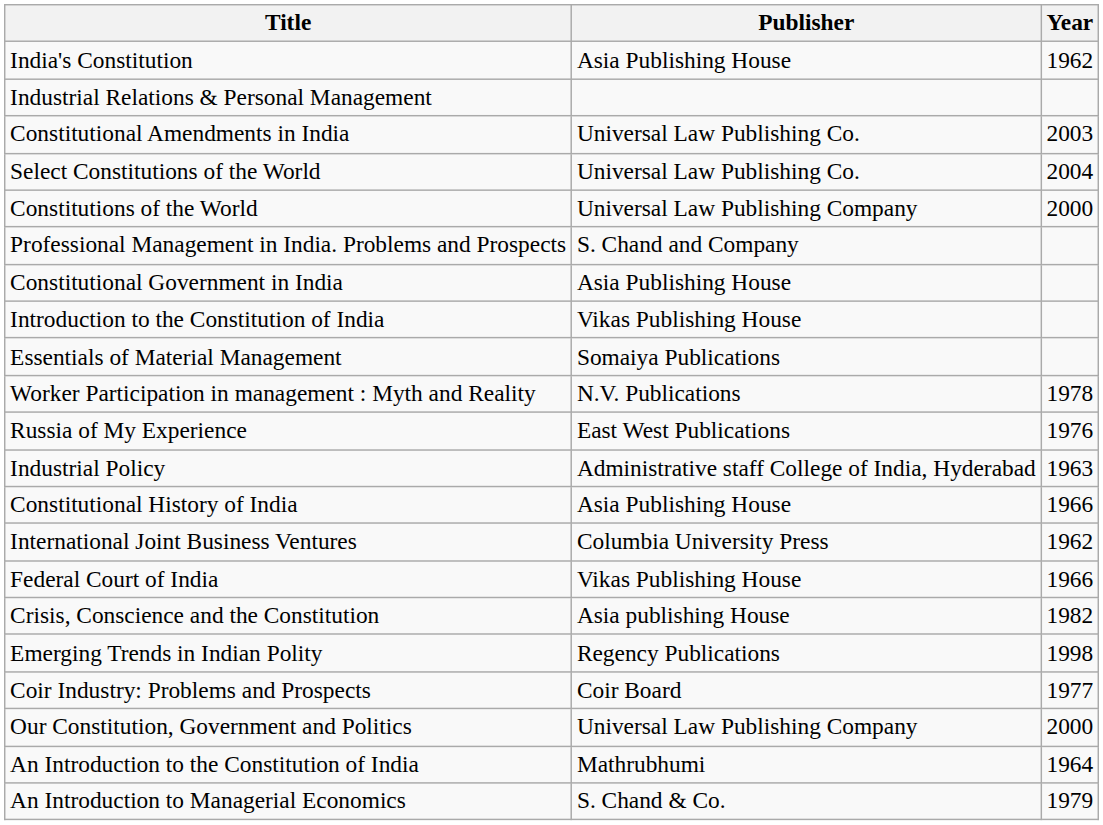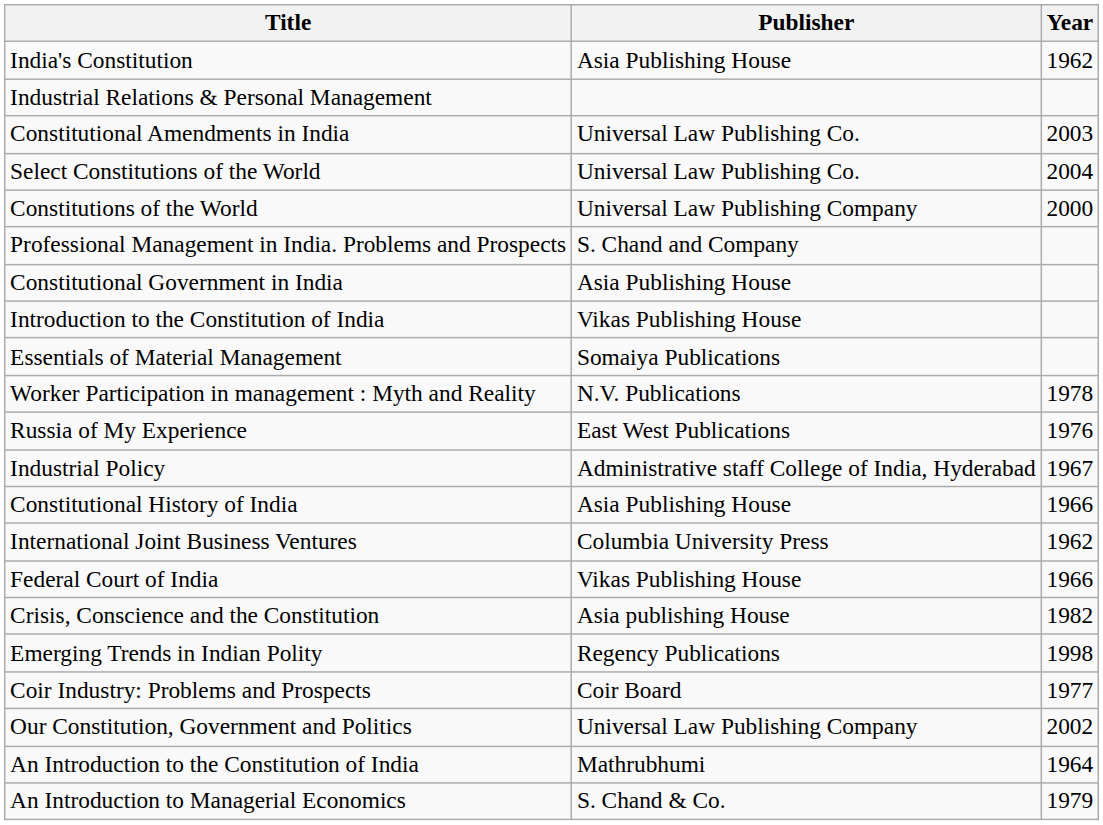(1070, 467) 1963 -> (1070, 467) 1967
(1070, 726) 2000 -> (1070, 726) 2002
